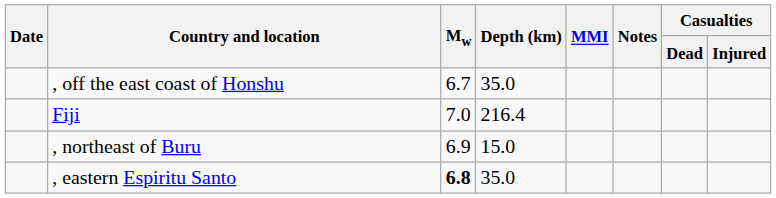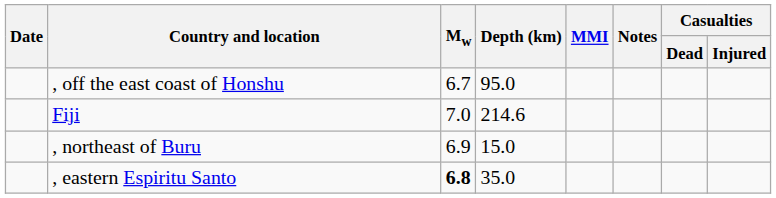(498, 83) 35.0 -> (498, 83) 95.0
(503, 114) 216.4 -> (503, 114) 214.6
